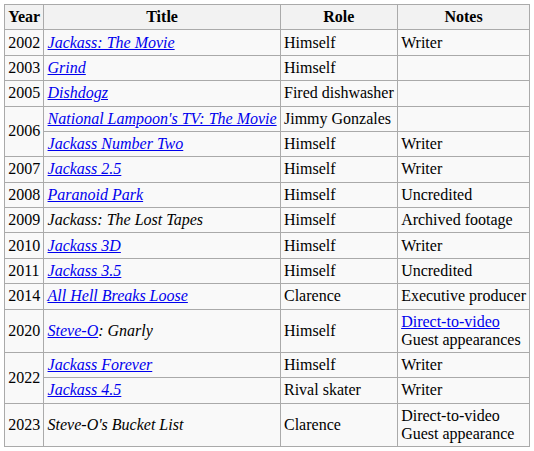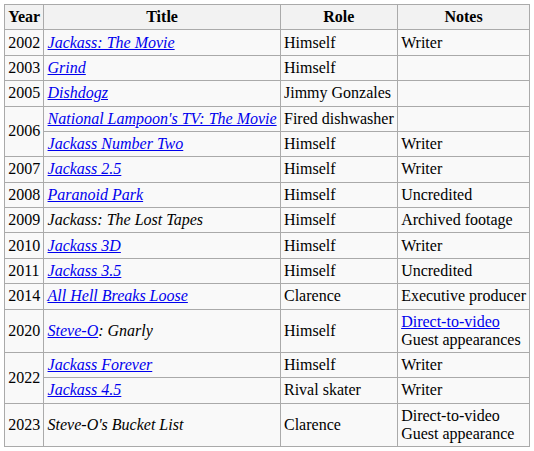(339, 93) Fired dishwasher -> (338, 93) Jimmy Gonzales
(338, 118) Jimmy Gonzales -> (339, 118) Fired dishwasher
